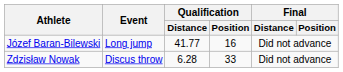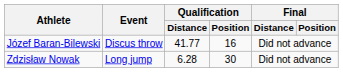(128, 44) Long jump -> (134, 44) Discus throw
(134, 60) Discus throw -> (128, 60) Long jump
(230, 60) 33 -> (230, 60) 30
